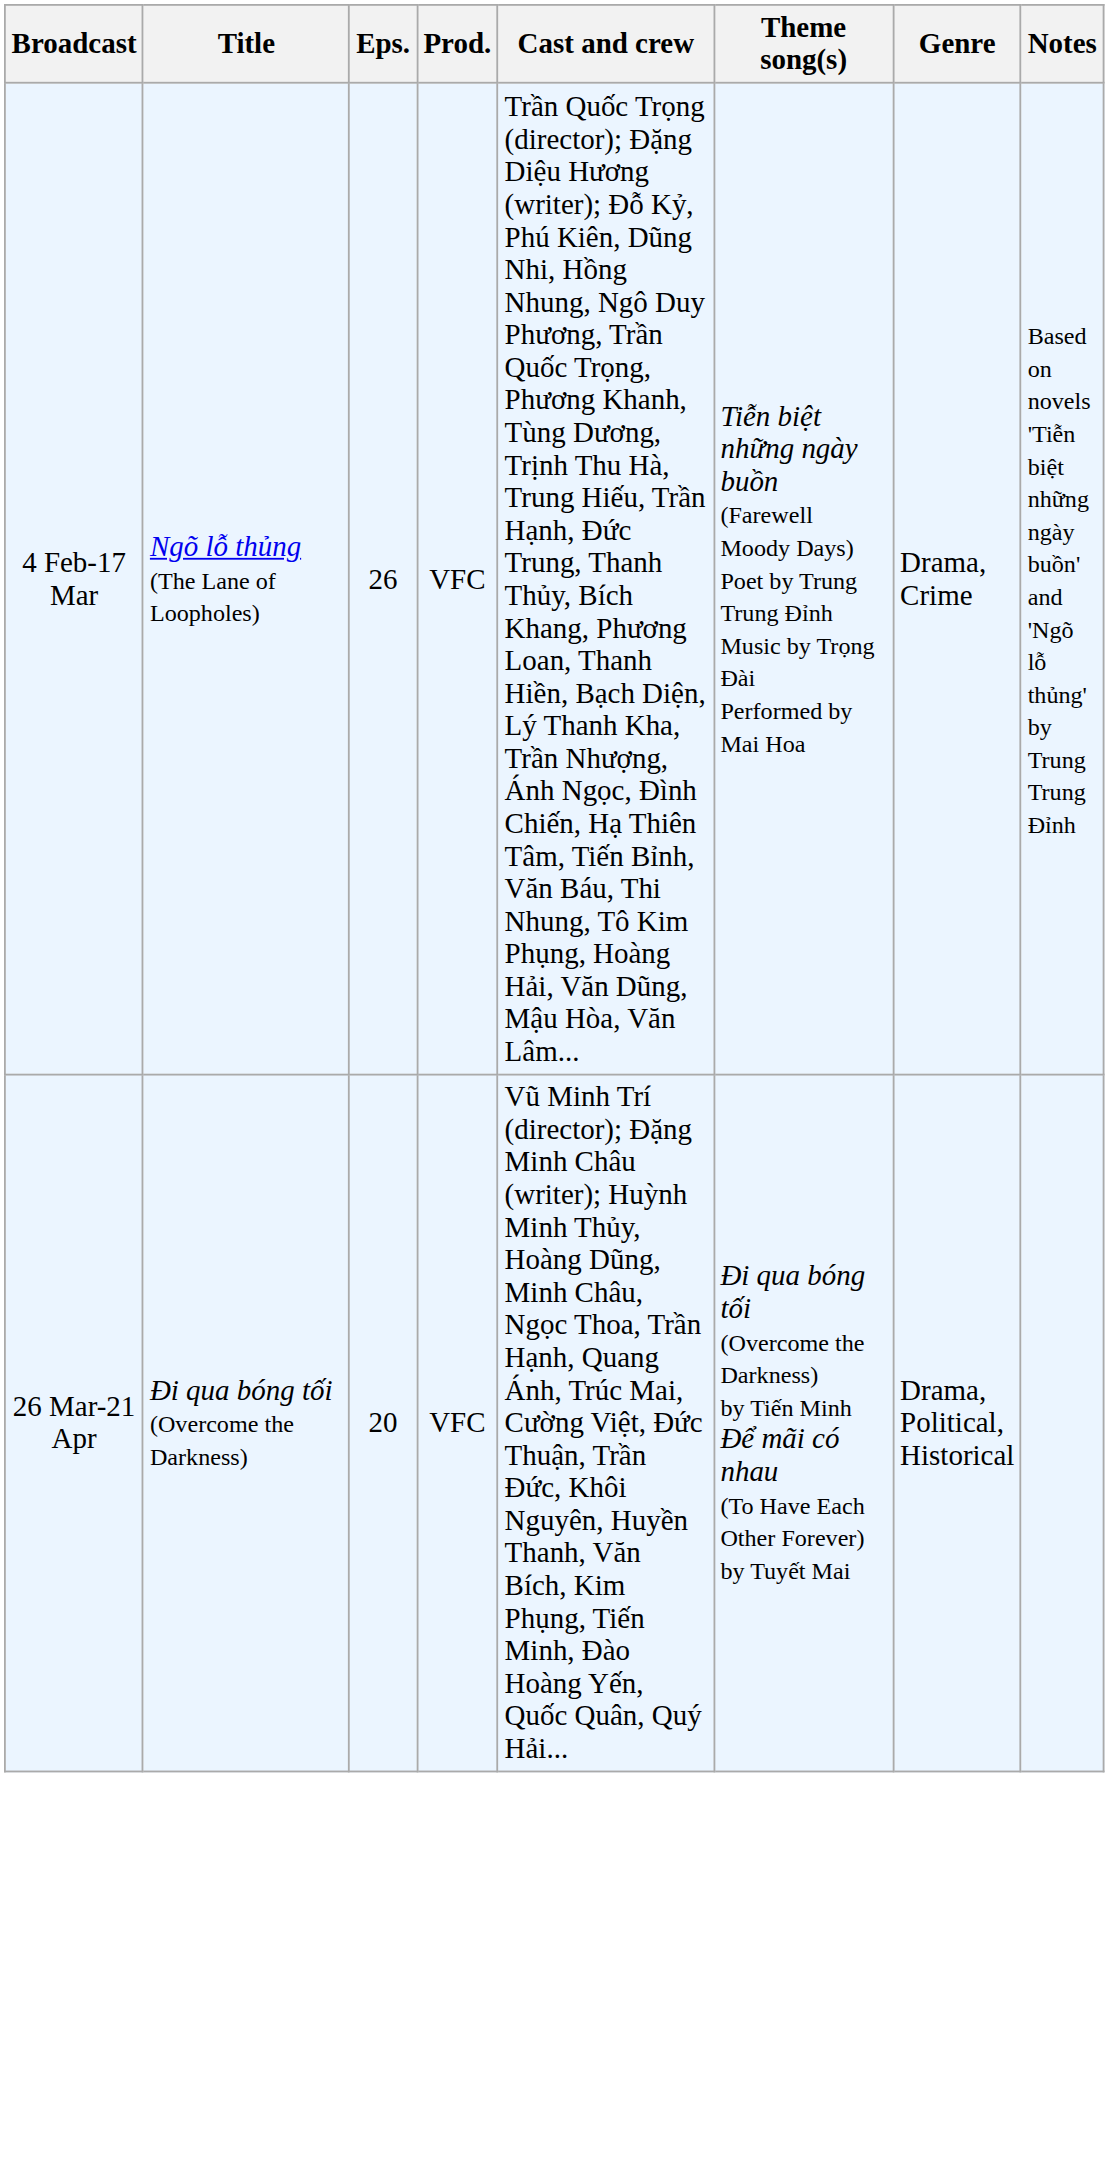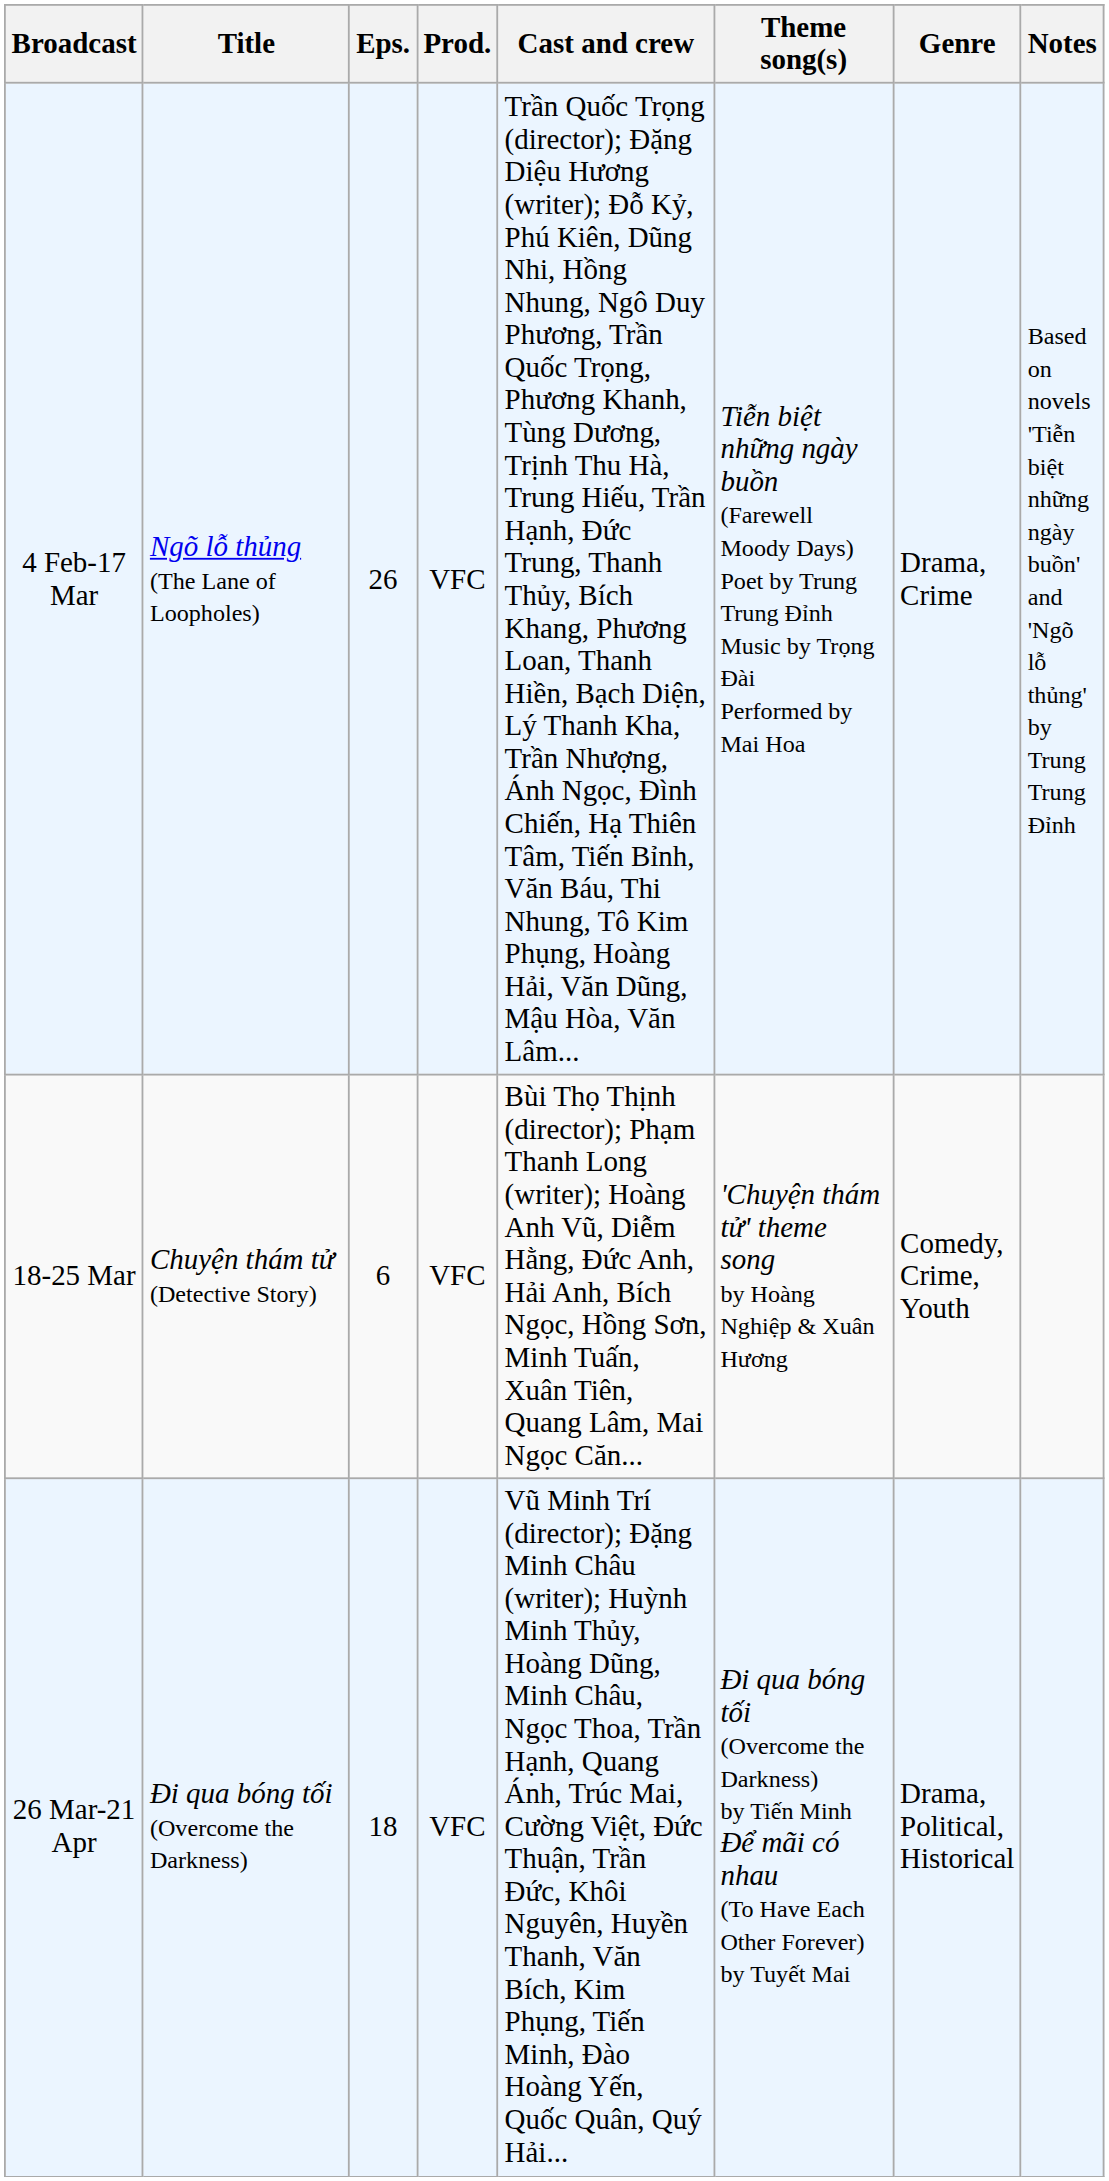+ row: (74, 1275)
(383, 1422) 20 -> (383, 1826) 18
